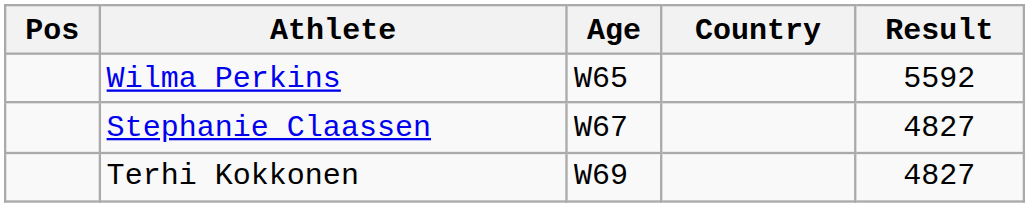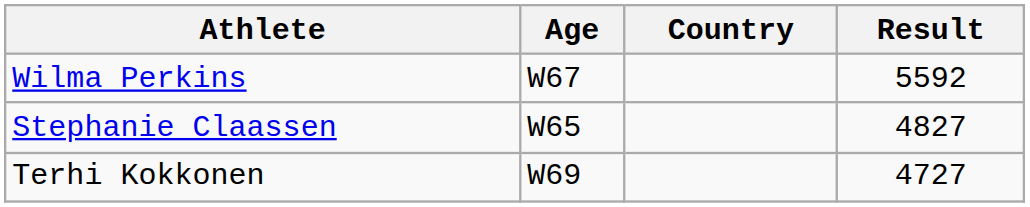- column: (52, 30)
(601, 79) W65 -> (554, 79) W67
(601, 128) W67 -> (554, 128) W65
(939, 176) 4827 -> (931, 176) 4727
